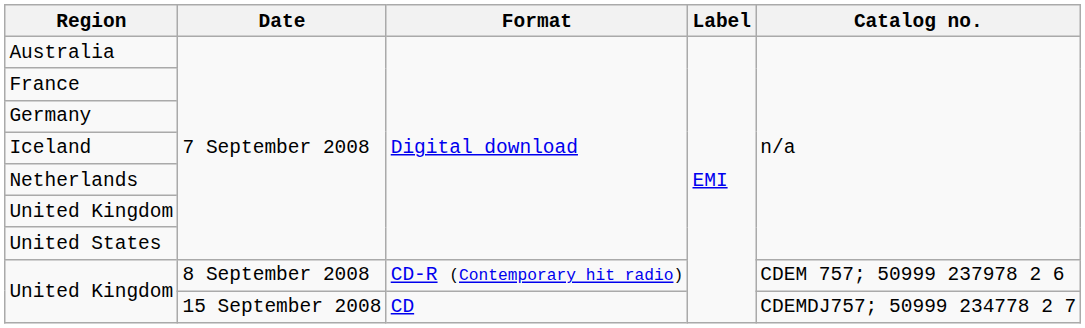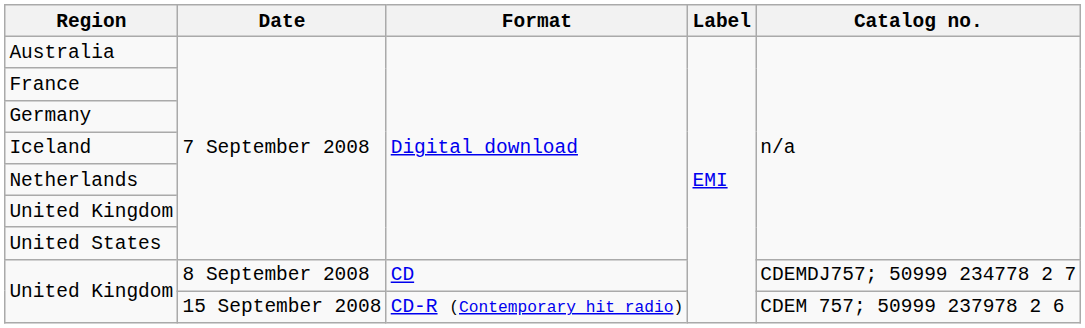(537, 275) CD-R (Contemporary hit radio) -> (402, 275) CD
(912, 275) CDEM 757; 50999 237978 2 6 -> (918, 275) CDEMDJ757; 50999 234778 2 7
(402, 307) CD -> (537, 307) CD-R (Contemporary hit radio)
(918, 307) CDEMDJ757; 50999 234778 2 7 -> (912, 307) CDEM 757; 50999 237978 2 6
